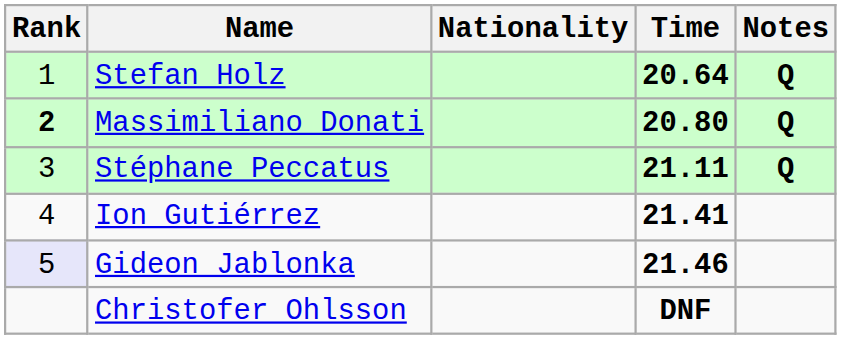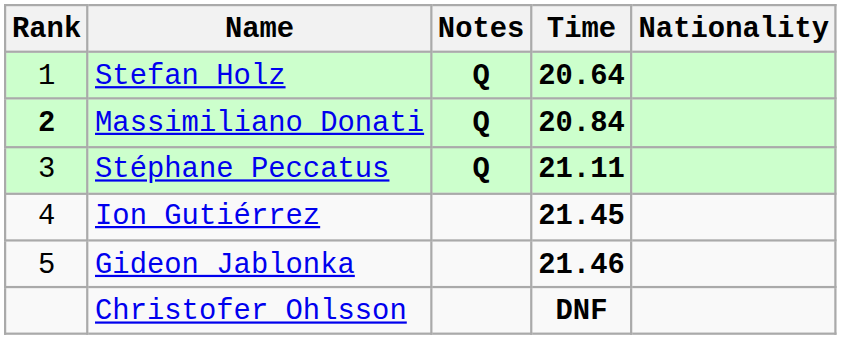columns swapped: (533, 29) <-> (786, 29)
(685, 123) 20.80 -> (581, 123) 20.84
(685, 217) 21.41 -> (581, 217) 21.45
(47, 264) lavender background -> (47, 264) no background
